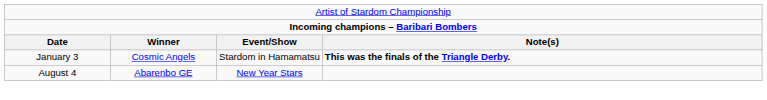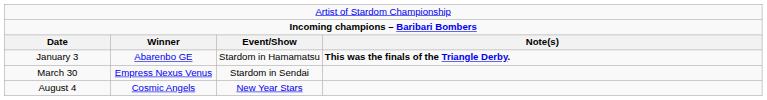(163, 57) Cosmic Angels -> (163, 57) Abarenbo GE
+ row: (57, 73)
(163, 73) Abarenbo GE -> (163, 88) Cosmic Angels
